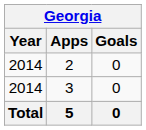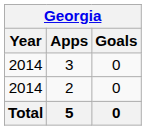rows swapped: (69, 64) <-> (69, 88)
